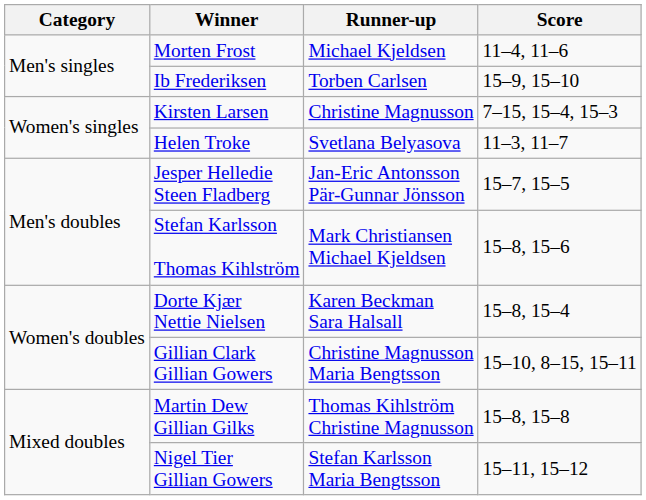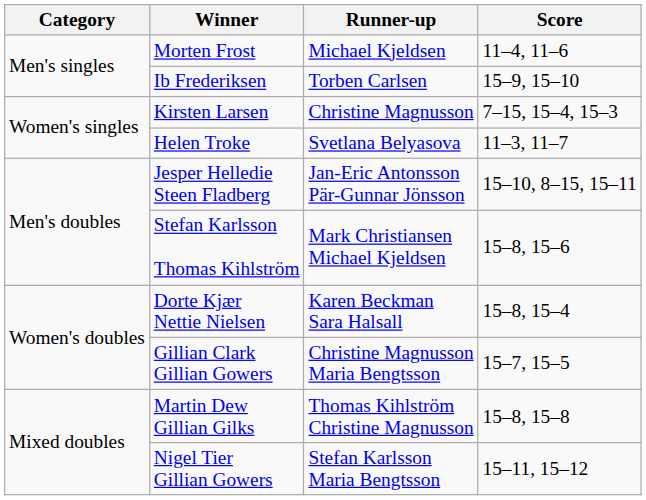(526, 184) 15–7, 15–5 -> (560, 184) 15–10, 8–15, 15–11
(560, 363) 15–10, 8–15, 15–11 -> (526, 363) 15–7, 15–5
